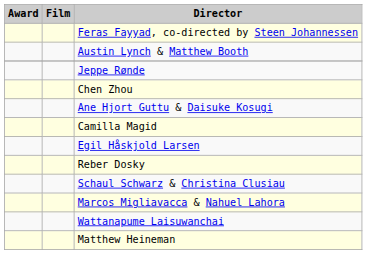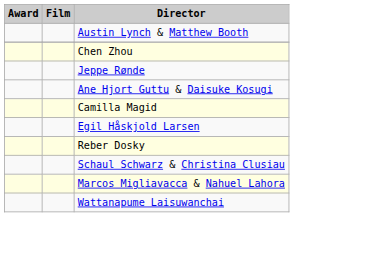- row: (218, 33)
rows swapped: (111, 71) <-> (105, 90)
- row: (126, 241)
